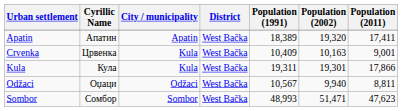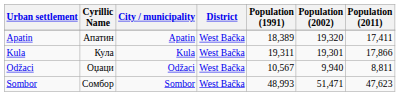- row: (23, 53)
